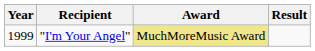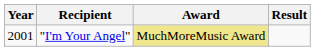(21, 35) 1999 -> (21, 35) 2001
